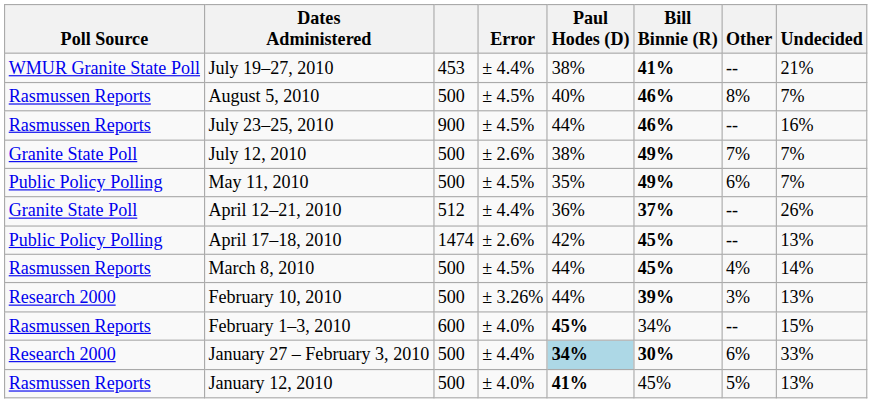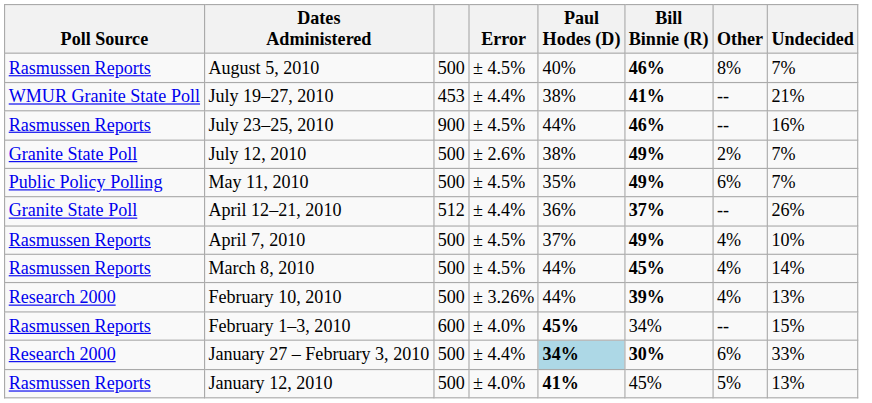rows swapped: (264, 96) <-> (271, 67)
(738, 153) 7% -> (729, 153) 2%
- row: (275, 239)
+ row: (257, 239)
(738, 297) 3% -> (729, 297) 4%
